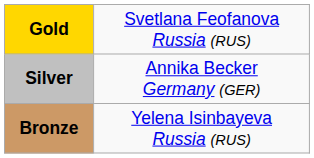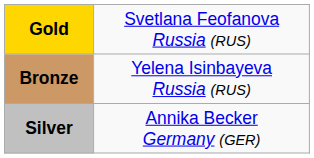rows swapped: (49, 78) <-> (49, 127)
